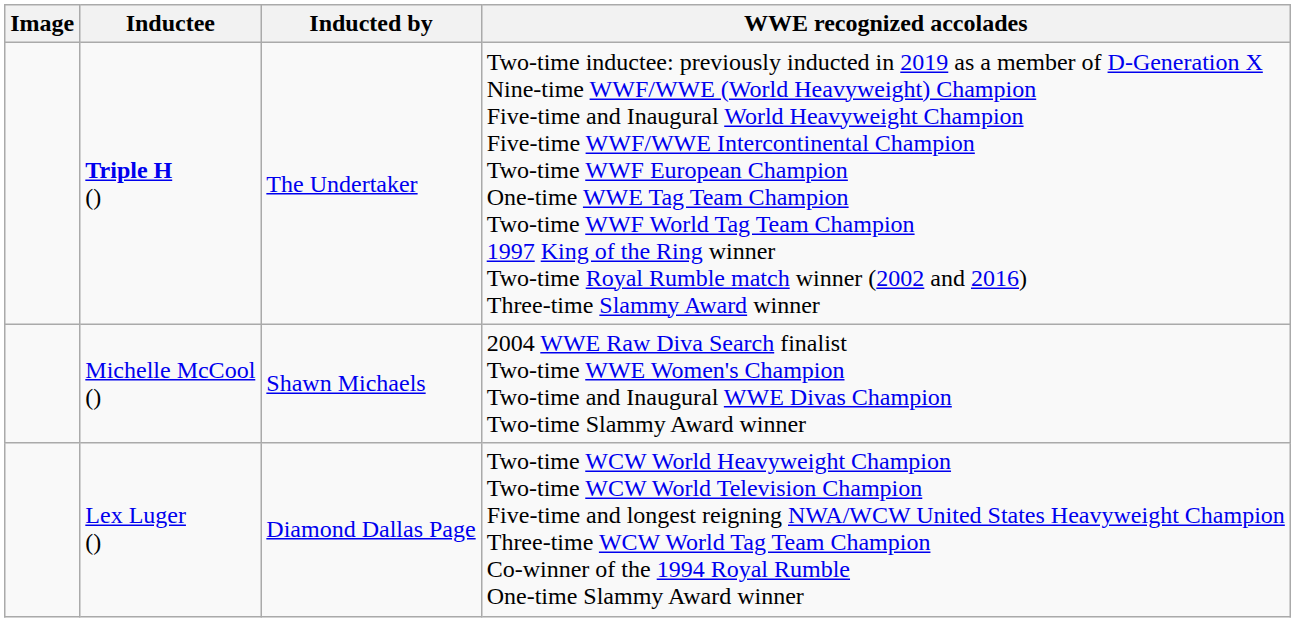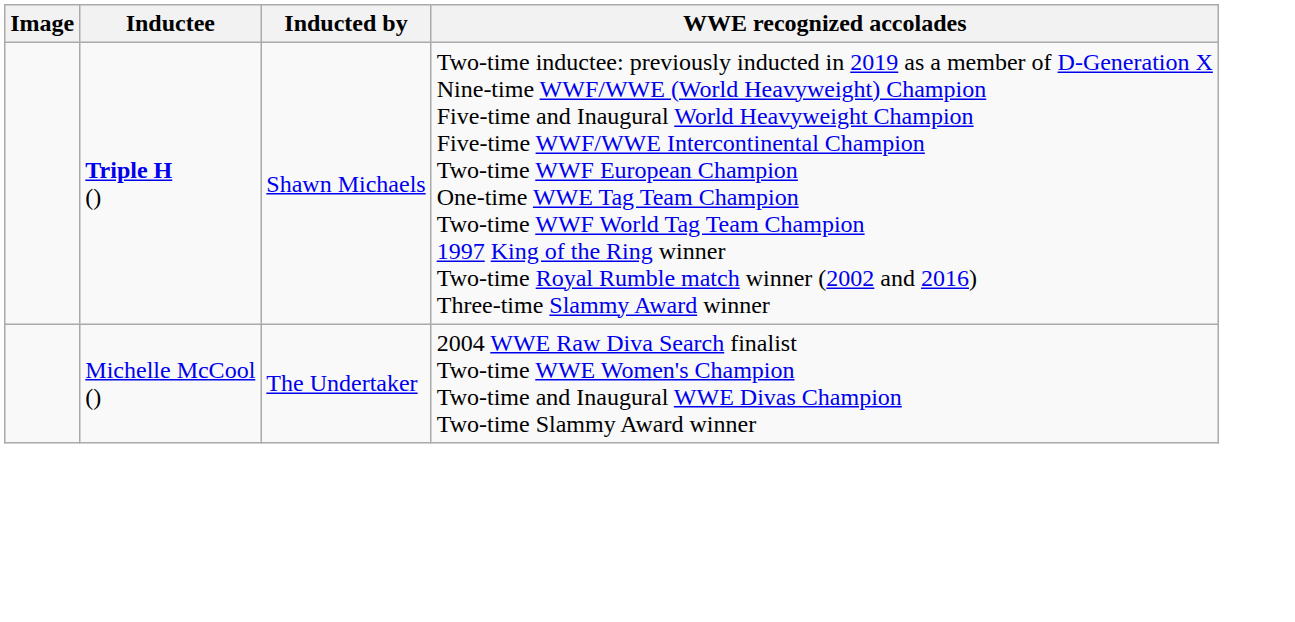(342, 183) The Undertaker -> (346, 183) Shawn Michaels
(346, 383) Shawn Michaels -> (342, 383) The Undertaker
- row: (136, 529)
